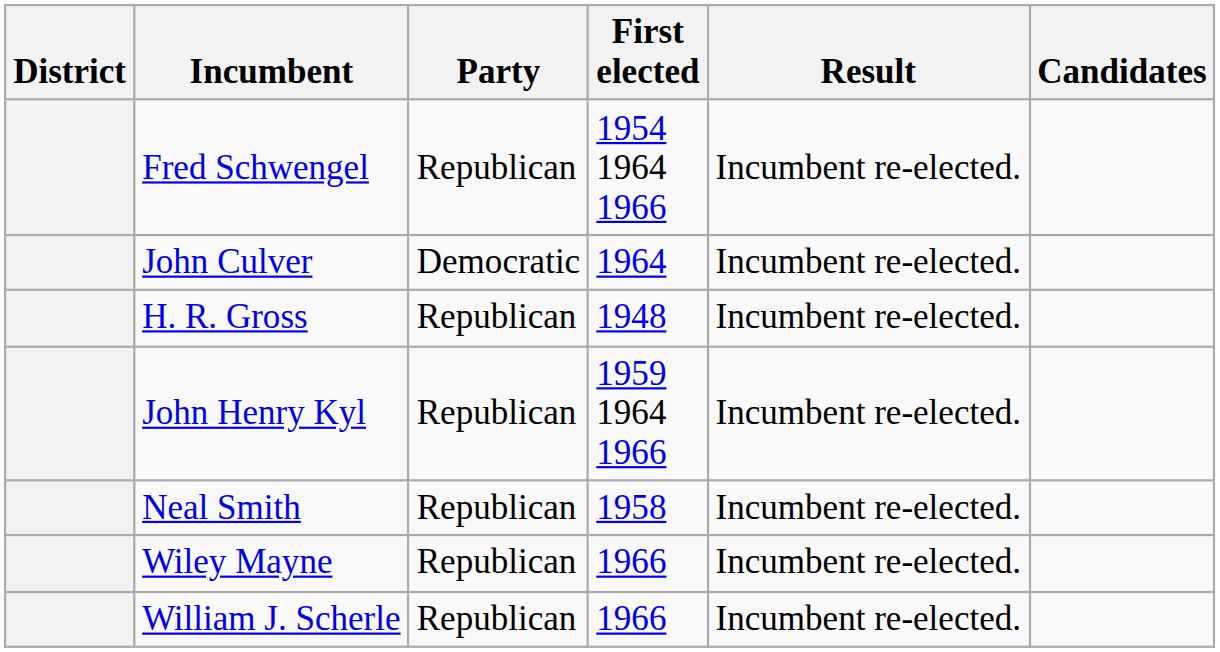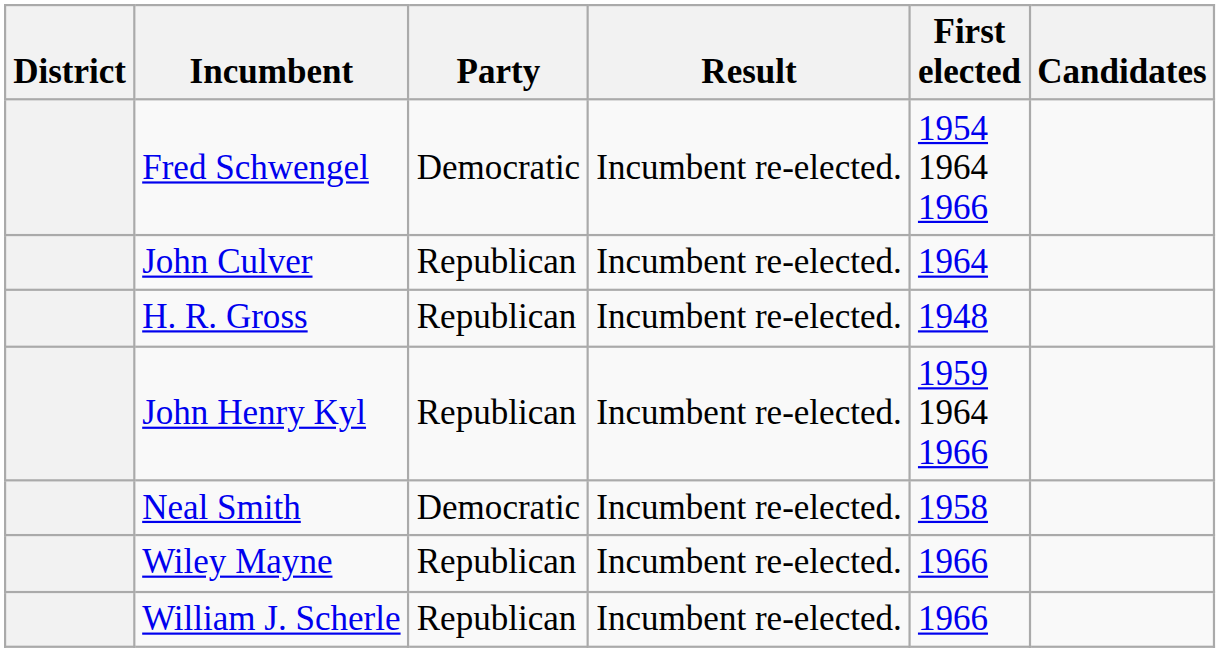columns swapped: (648, 51) <-> (868, 71)
(497, 166) Republican -> (498, 166) Democratic
(498, 261) Democratic -> (497, 261) Republican
(497, 507) Republican -> (498, 507) Democratic
